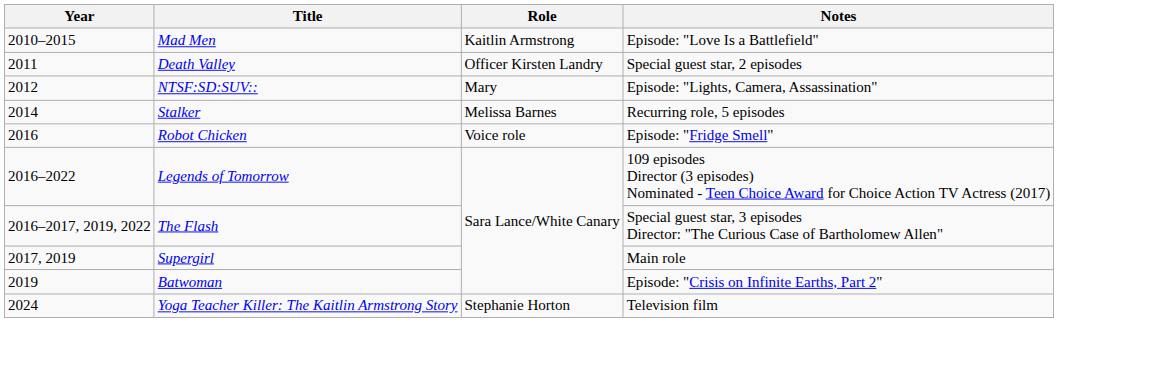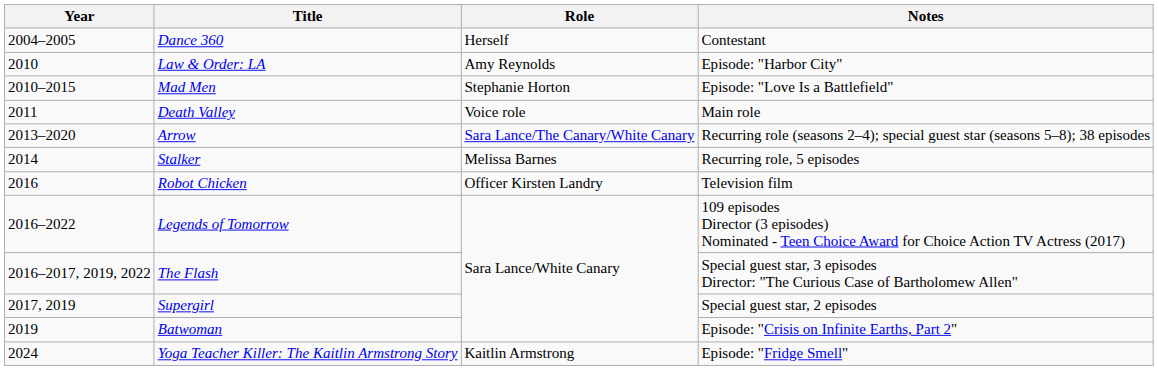+ row: (191, 40)
+ row: (212, 64)
(519, 40) Kaitlin Armstrong -> (517, 87) Stephanie Horton
(534, 64) Officer Kirsten Landry -> (495, 111) Voice role
(714, 64) Special guest star, 2 episodes -> (731, 111) Main role
- row: (208, 87)
+ row: (177, 135)
(495, 135) Voice role -> (534, 183) Officer Kirsten Landry
(700, 135) Episode: "Fridge Smell" -> (747, 183) Television film
(656, 258) Main role -> (789, 305) Special guest star, 2 episodes
(517, 305) Stephanie Horton -> (519, 353) Kaitlin Armstrong
(672, 305) Television film -> (775, 353) Episode: "Fridge Smell"
